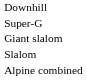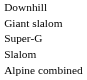rows swapped: (23, 23) <-> (33, 38)
